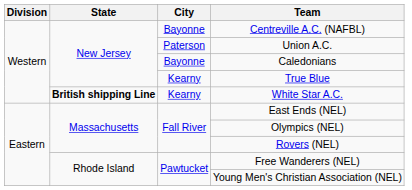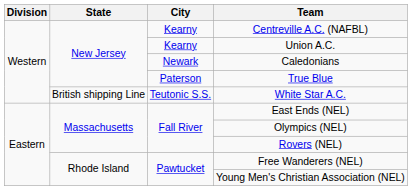(184, 29) Bayonne -> (180, 29) Kearny
(184, 45) Paterson -> (180, 45) Kearny
(184, 62) Bayonne -> (180, 62) Newark
(184, 78) Kearny -> (180, 78) Paterson
(104, 95) bold -> (99, 95) normal
(184, 95) Kearny -> (180, 95) Teutonic S.S.
